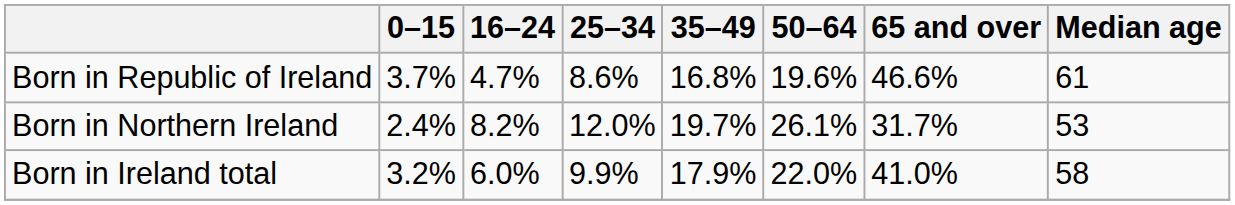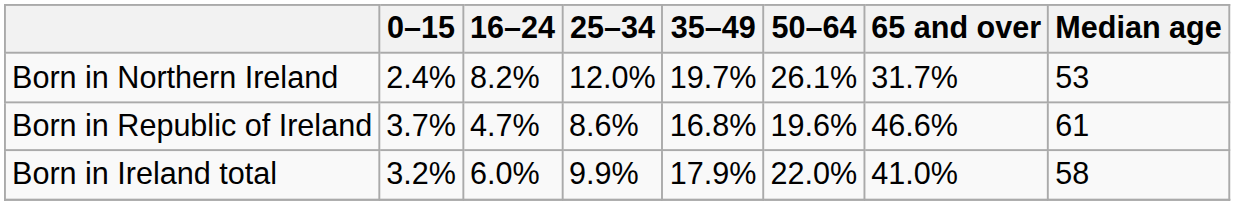rows swapped: (192, 77) <-> (175, 125)
